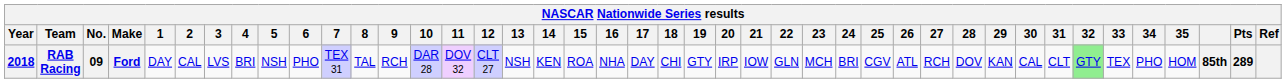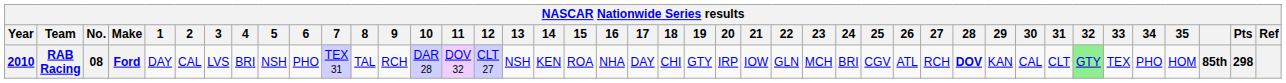(21, 62) 2018 -> (21, 62) 2010
(96, 62) 09 -> (96, 62) 08
(969, 62) normal -> (969, 62) bold
(1243, 62) 289 -> (1243, 62) 298
